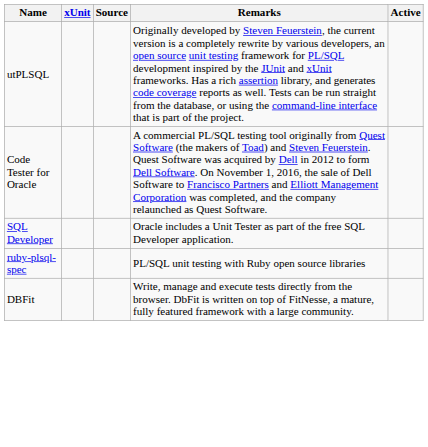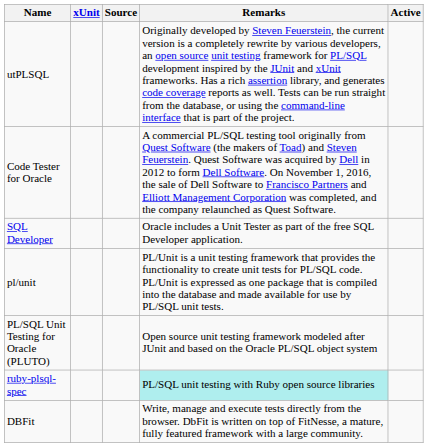+ row: (21, 282)
+ row: (36, 342)
(249, 263) no background -> (258, 385) paleturquoise background
